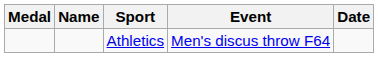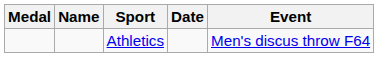columns swapped: (251, 17) <-> (354, 17)
